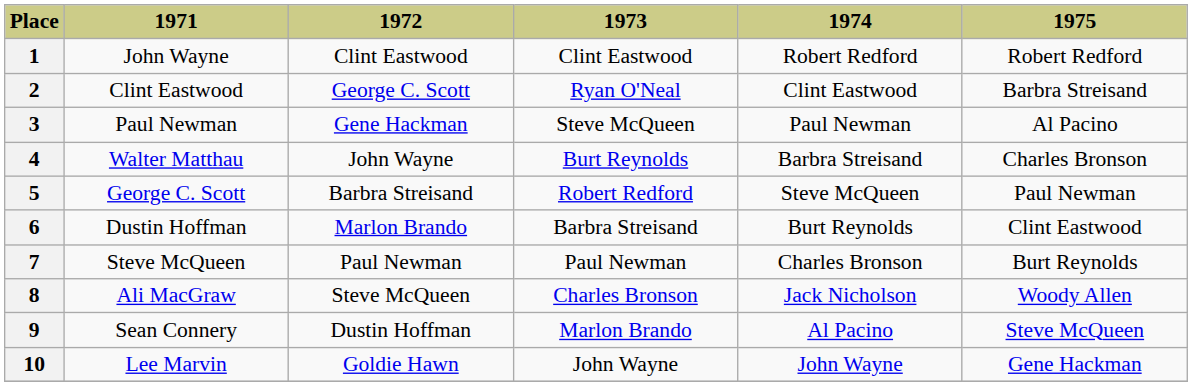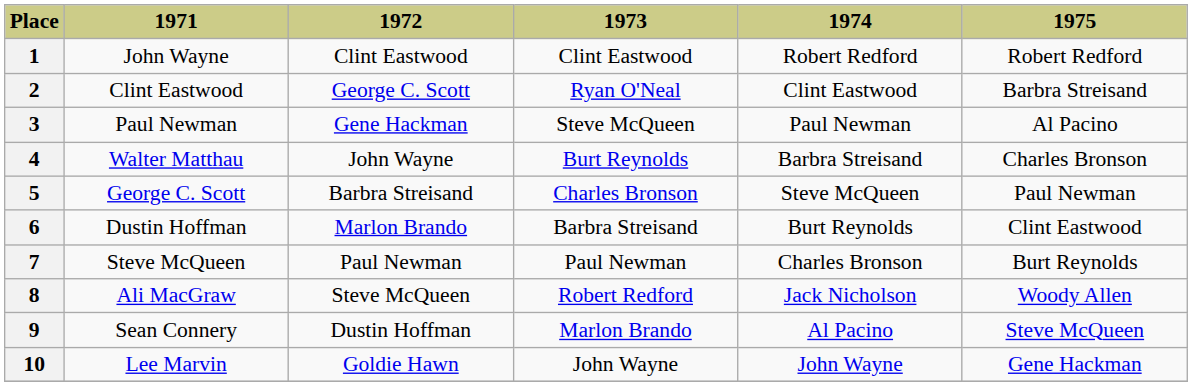(625, 192) Robert Redford -> (625, 192) Charles Bronson
(625, 295) Charles Bronson -> (625, 295) Robert Redford
